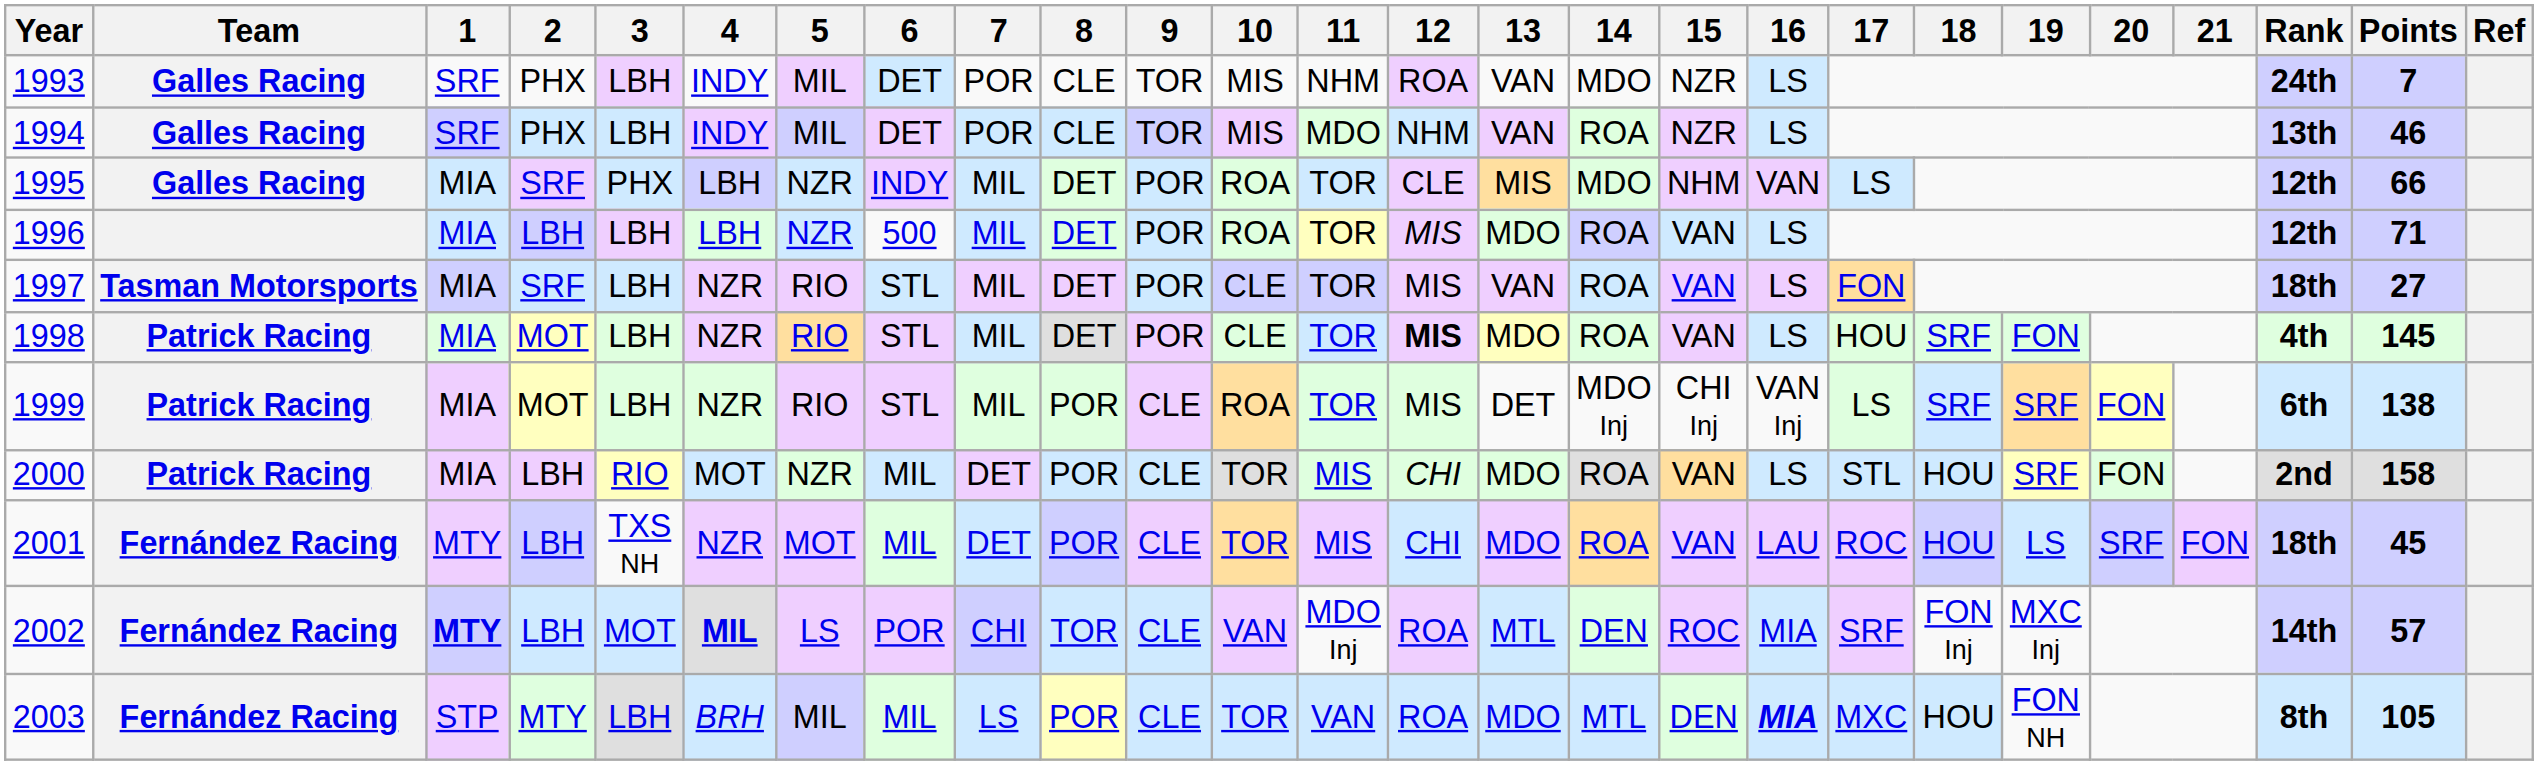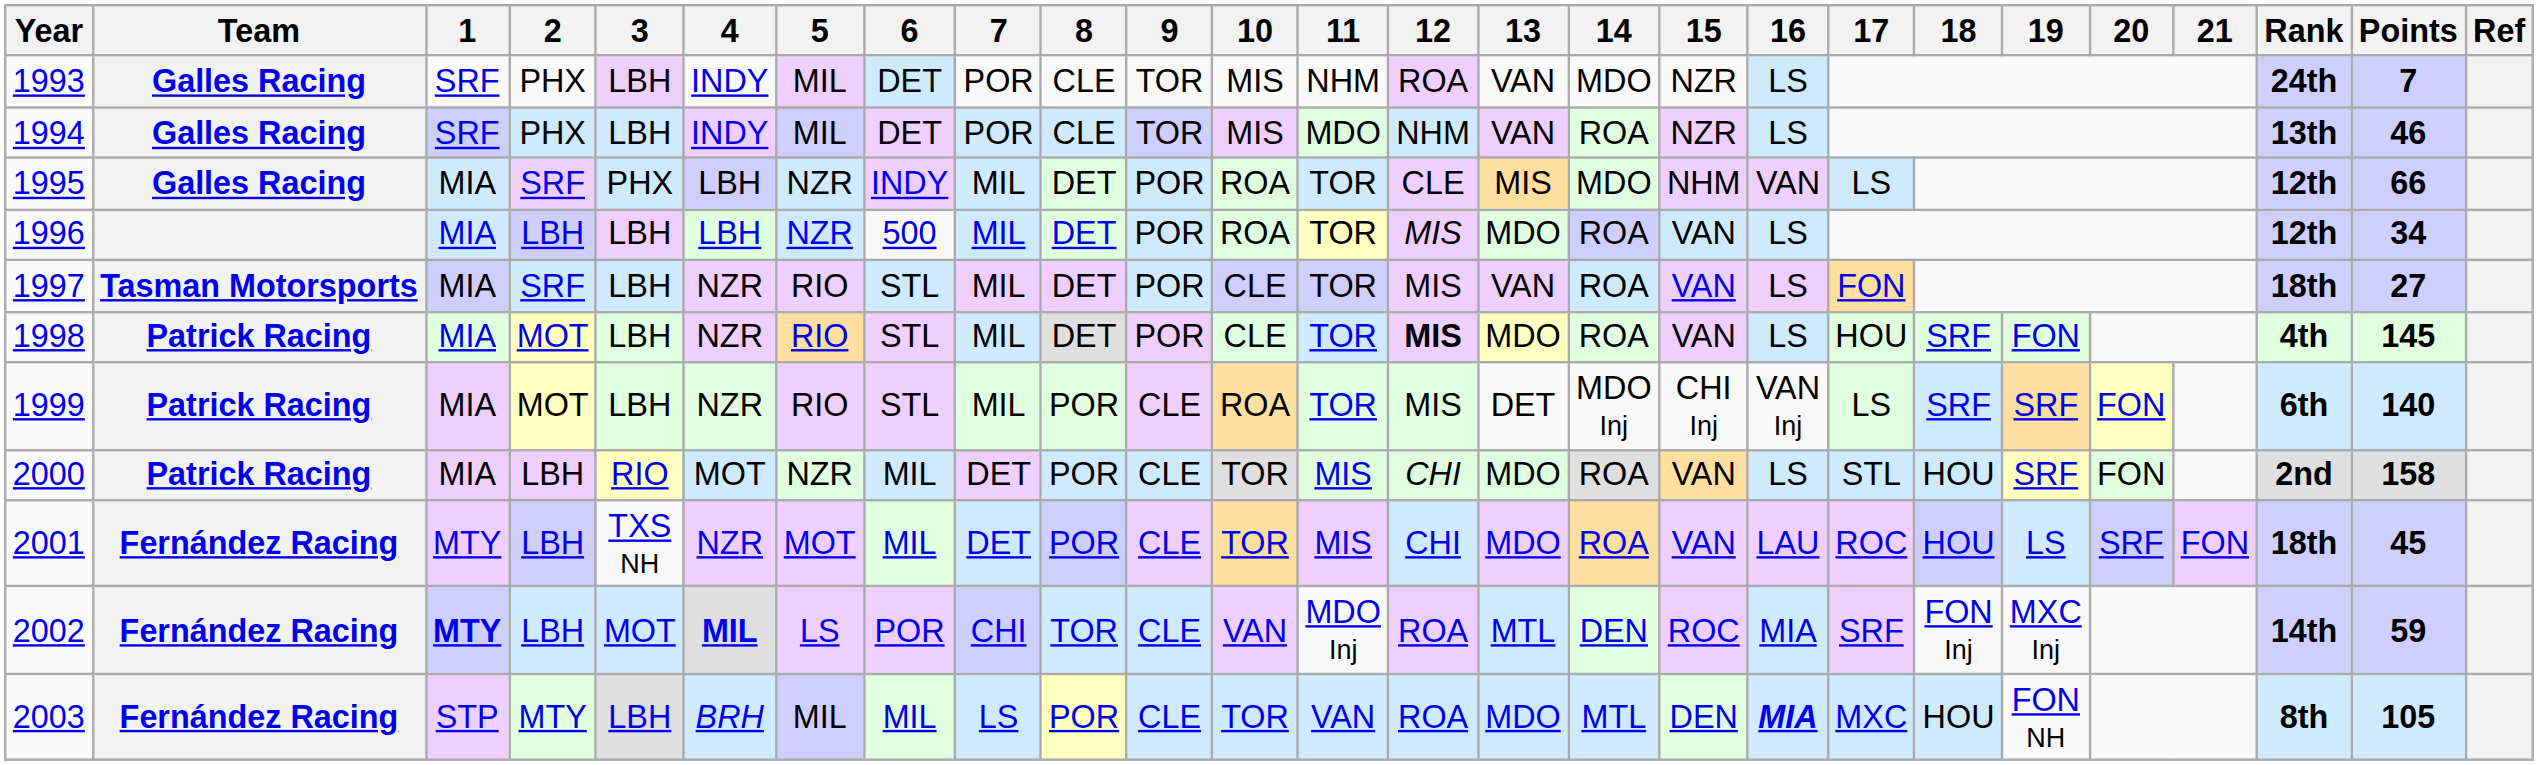(2408, 234) 71 -> (2408, 234) 34
(2408, 405) 138 -> (2408, 405) 140
(2408, 630) 57 -> (2408, 630) 59
